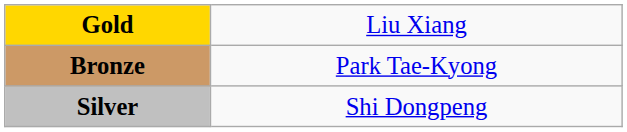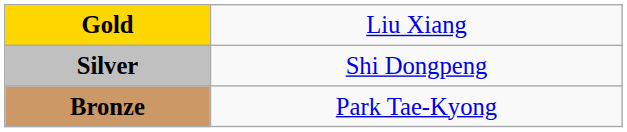rows swapped: (108, 105) <-> (108, 65)
